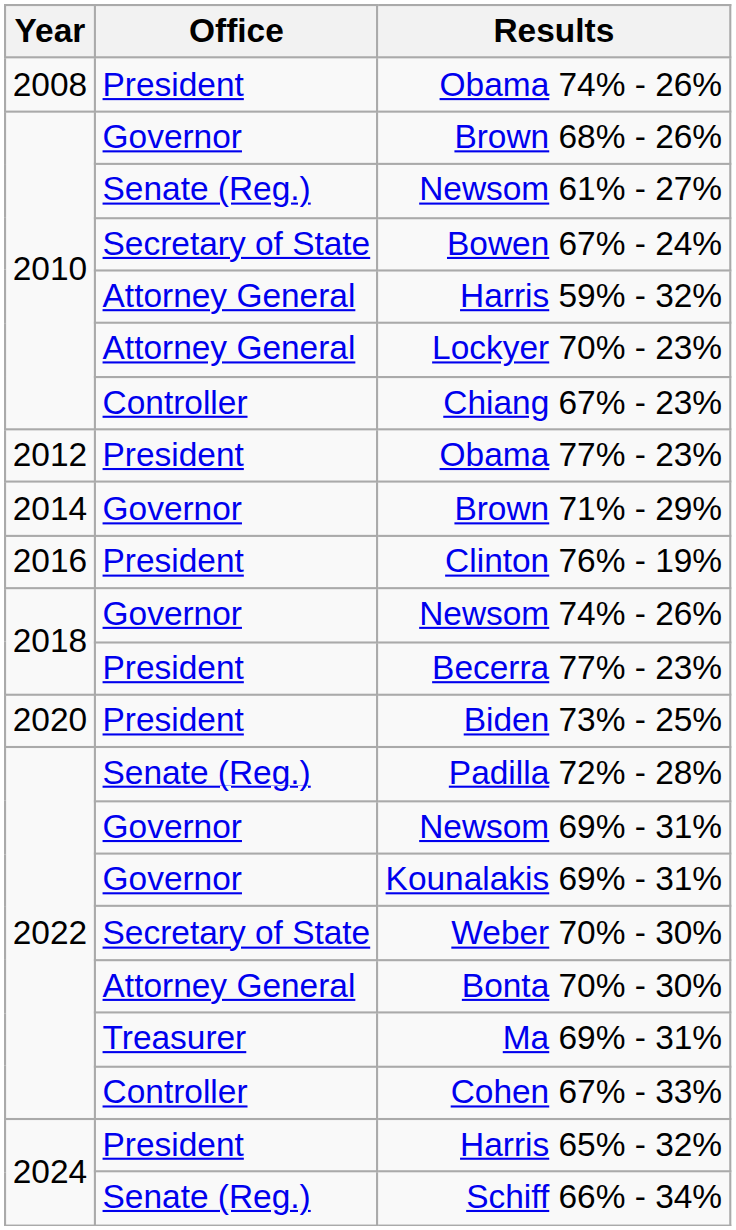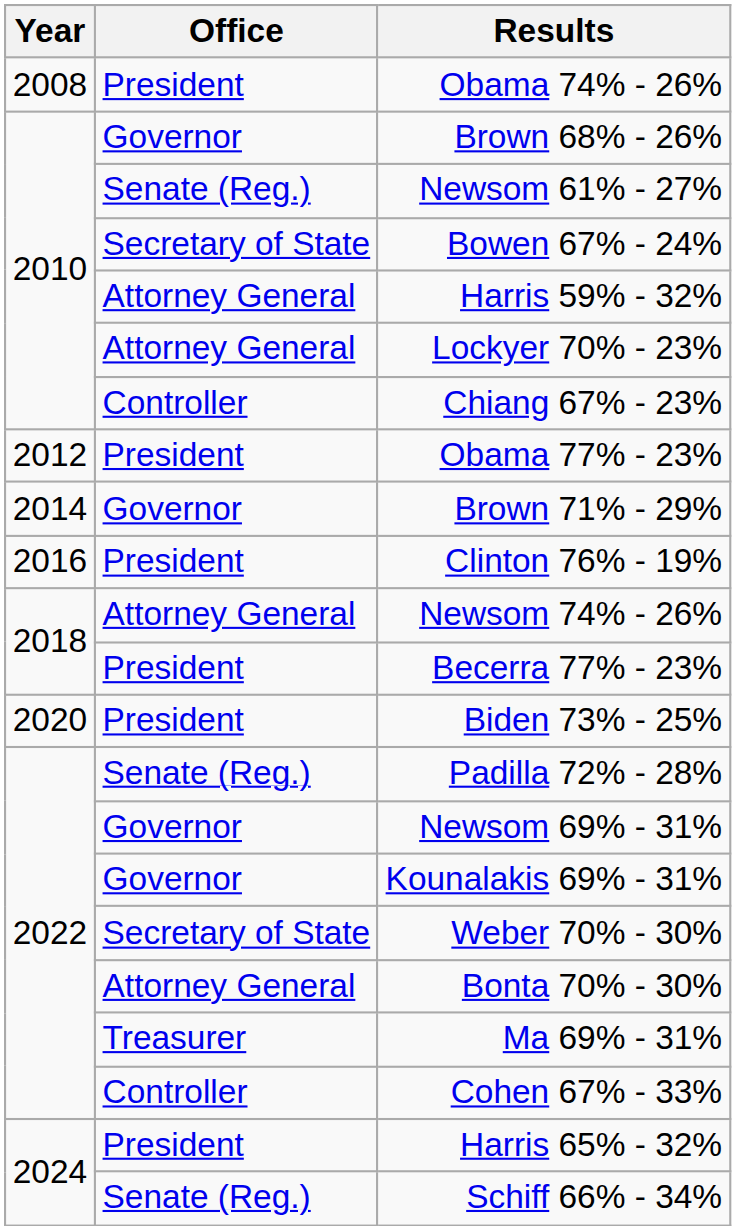(172, 614) Governor -> (229, 614) Attorney General
